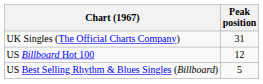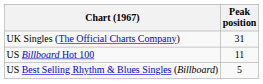(240, 54) 12 -> (240, 54) 11
